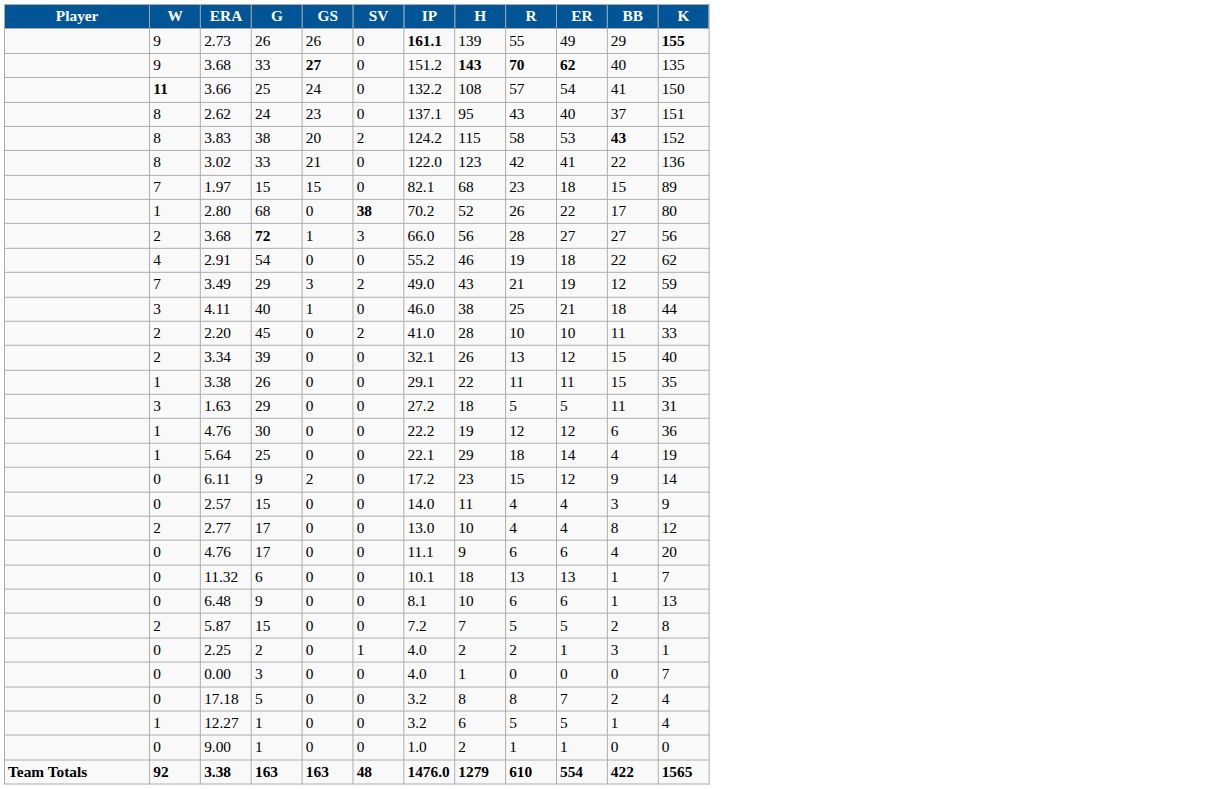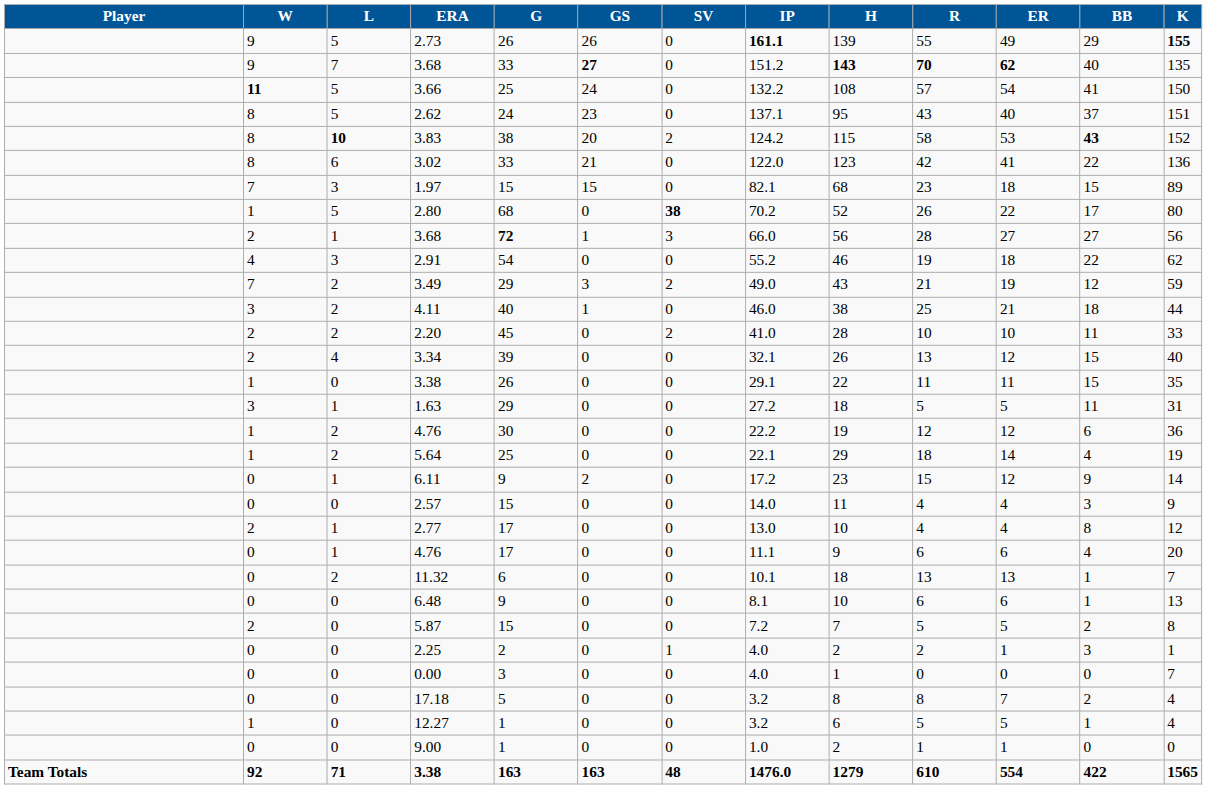+ column: (369, 16)
